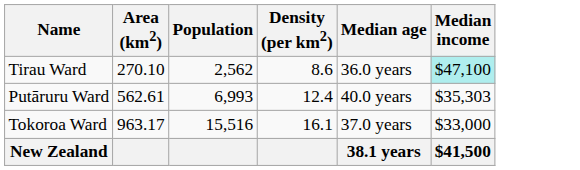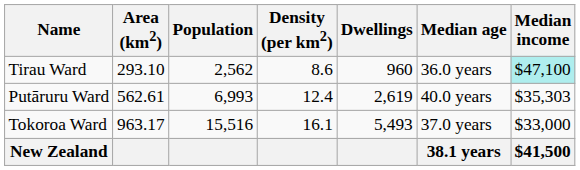+ column: (377, 30)
(141, 69) 270.10 -> (141, 69) 293.10
